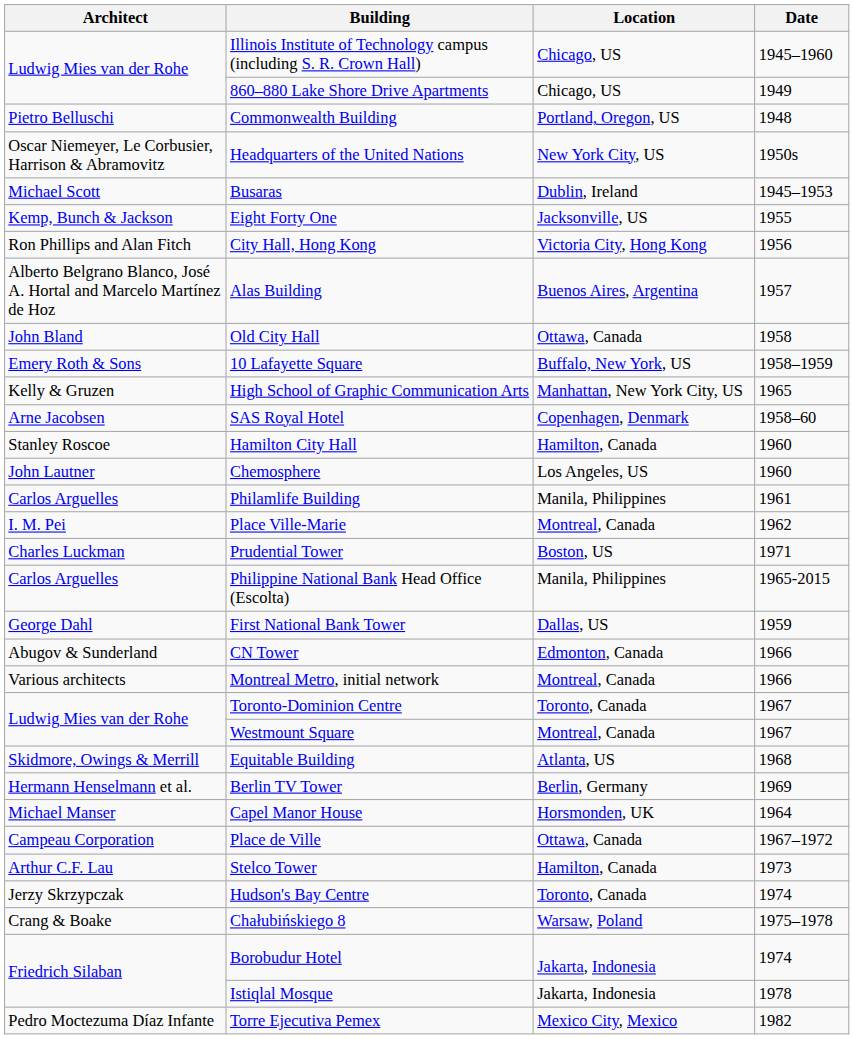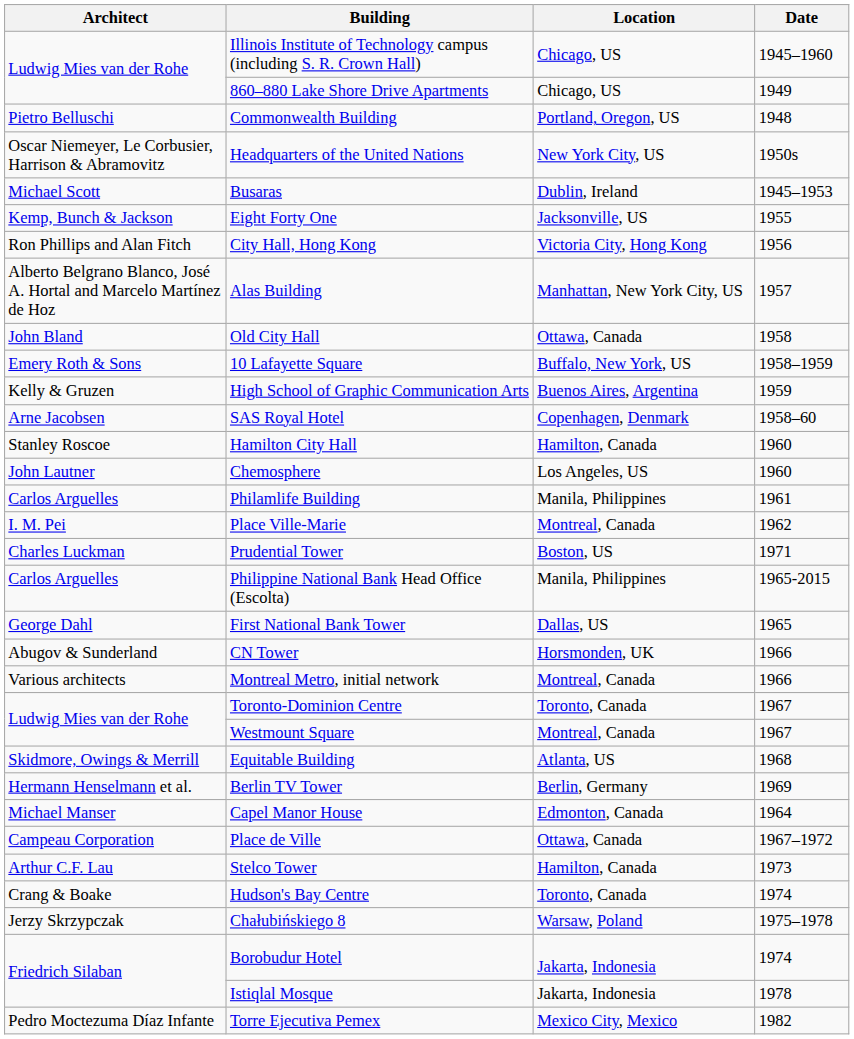(618, 291) Buenos Aires, Argentina -> (640, 291) Manhattan, New York City, US
(640, 391) Manhattan, New York City, US -> (618, 391) Buenos Aires, Argentina
(775, 391) 1965 -> (775, 391) 1959
(775, 625) 1959 -> (775, 625) 1965
(600, 652) Edmonton, Canada -> (596, 652) Horsmonden, UK
(596, 813) Horsmonden, UK -> (600, 813) Edmonton, Canada
(66, 894) Jerzy Skrzypczak -> (60, 894) Crang & Boake
(60, 921) Crang & Boake -> (66, 921) Jerzy Skrzypczak
